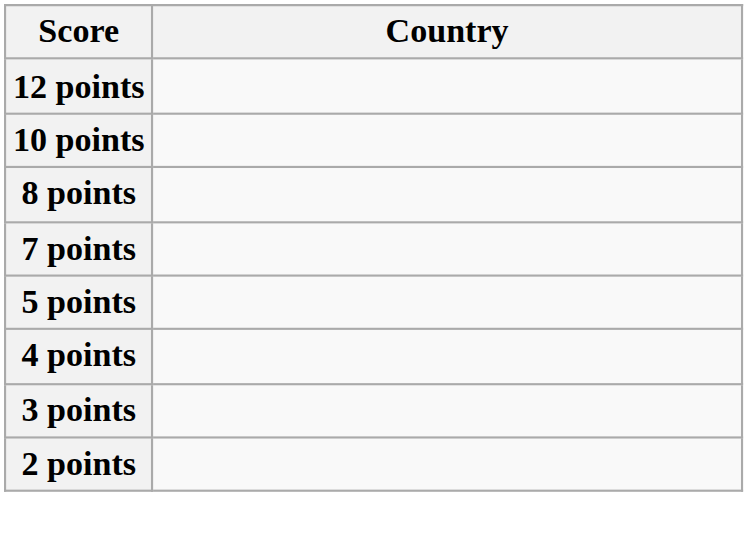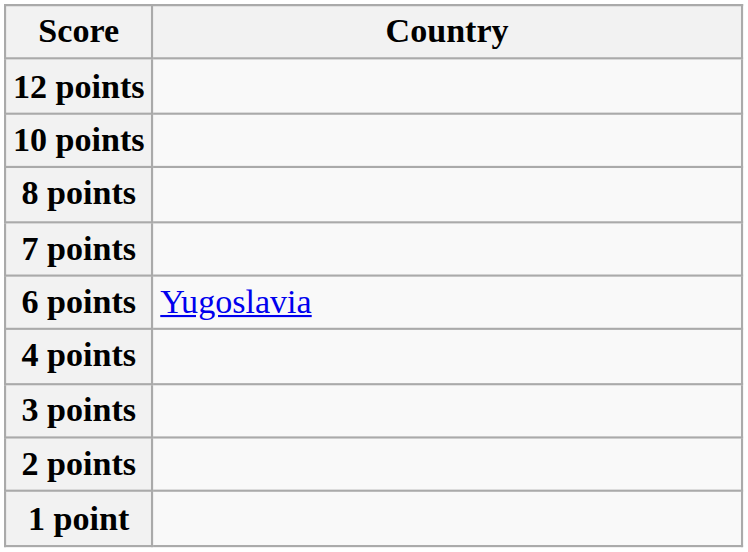+ row: (79, 301)
- row: (79, 301)
+ row: (79, 517)
